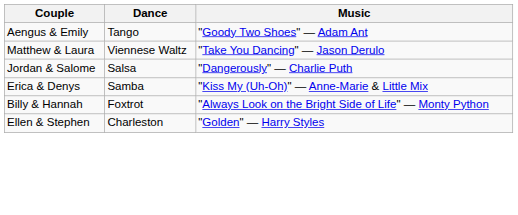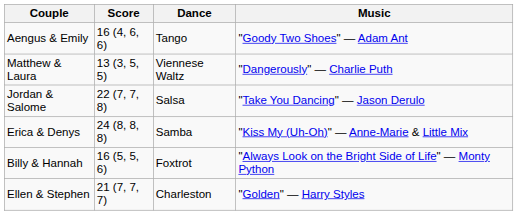+ column: (124, 13)
(291, 50) "Take You Dancing" — Jason Derulo -> (316, 69) "Dangerously" — Charlie Puth
(275, 68) "Dangerously" — Charlie Puth -> (332, 100) "Take You Dancing" — Jason Derulo
